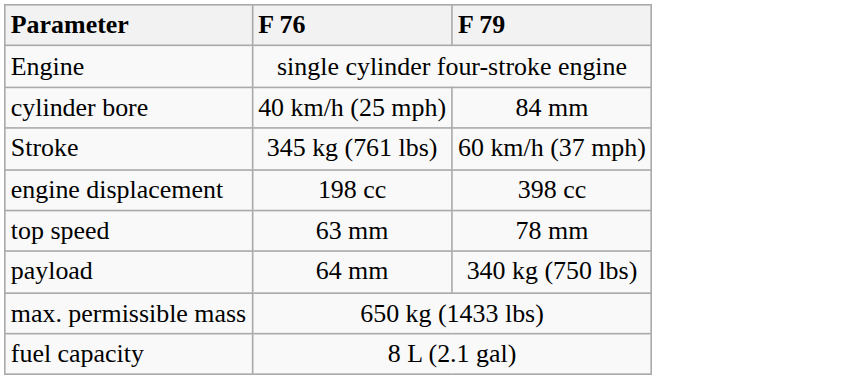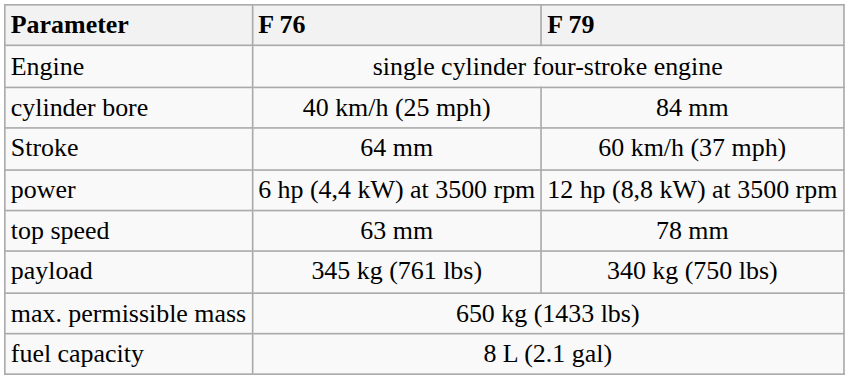(352, 148) 345 kg (761 lbs) -> (397, 148) 64 mm
- row: (117, 189)
+ row: (43, 189)
(352, 271) 64 mm -> (397, 271) 345 kg (761 lbs)
